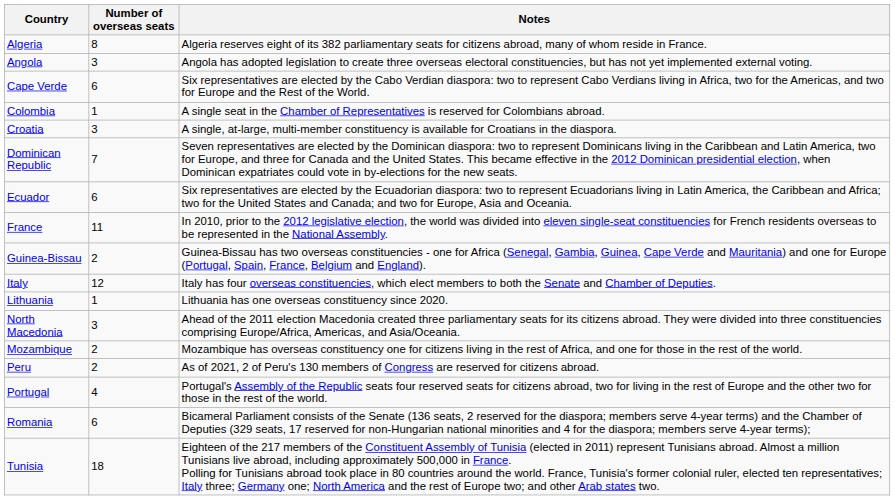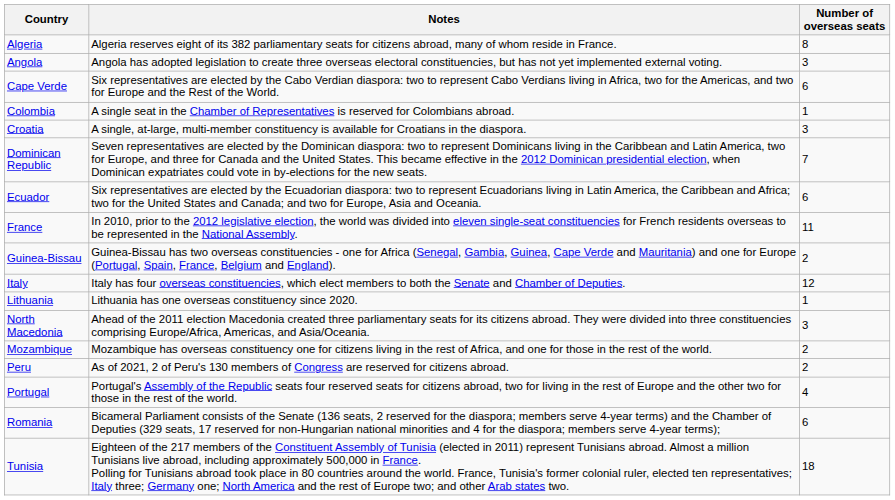columns swapped: (134, 19) <-> (534, 19)
